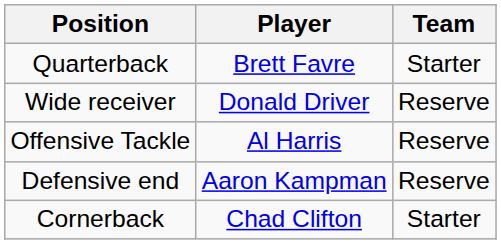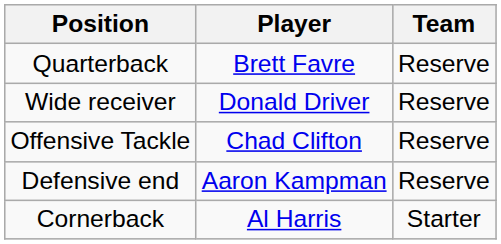(444, 63) Starter -> (444, 63) Reserve
(294, 141) Al Harris -> (294, 141) Chad Clifton
(294, 219) Chad Clifton -> (294, 219) Al Harris
